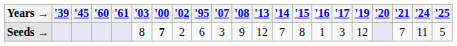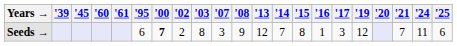columns swapped: (202, 13) <-> (142, 13)
(442, 31) 5 -> (442, 31) 6
